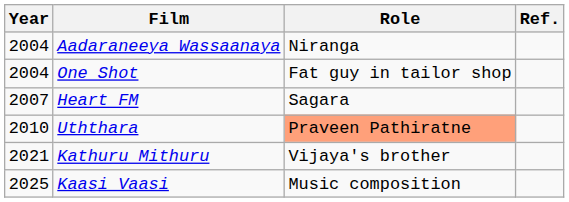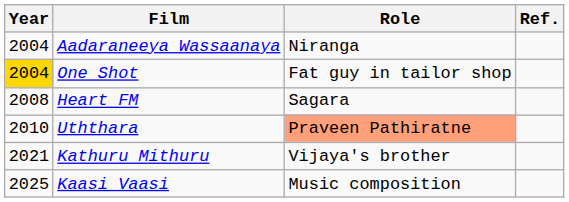(29, 74) no background -> (29, 74) gold background
(29, 101) 2007 -> (29, 101) 2008
